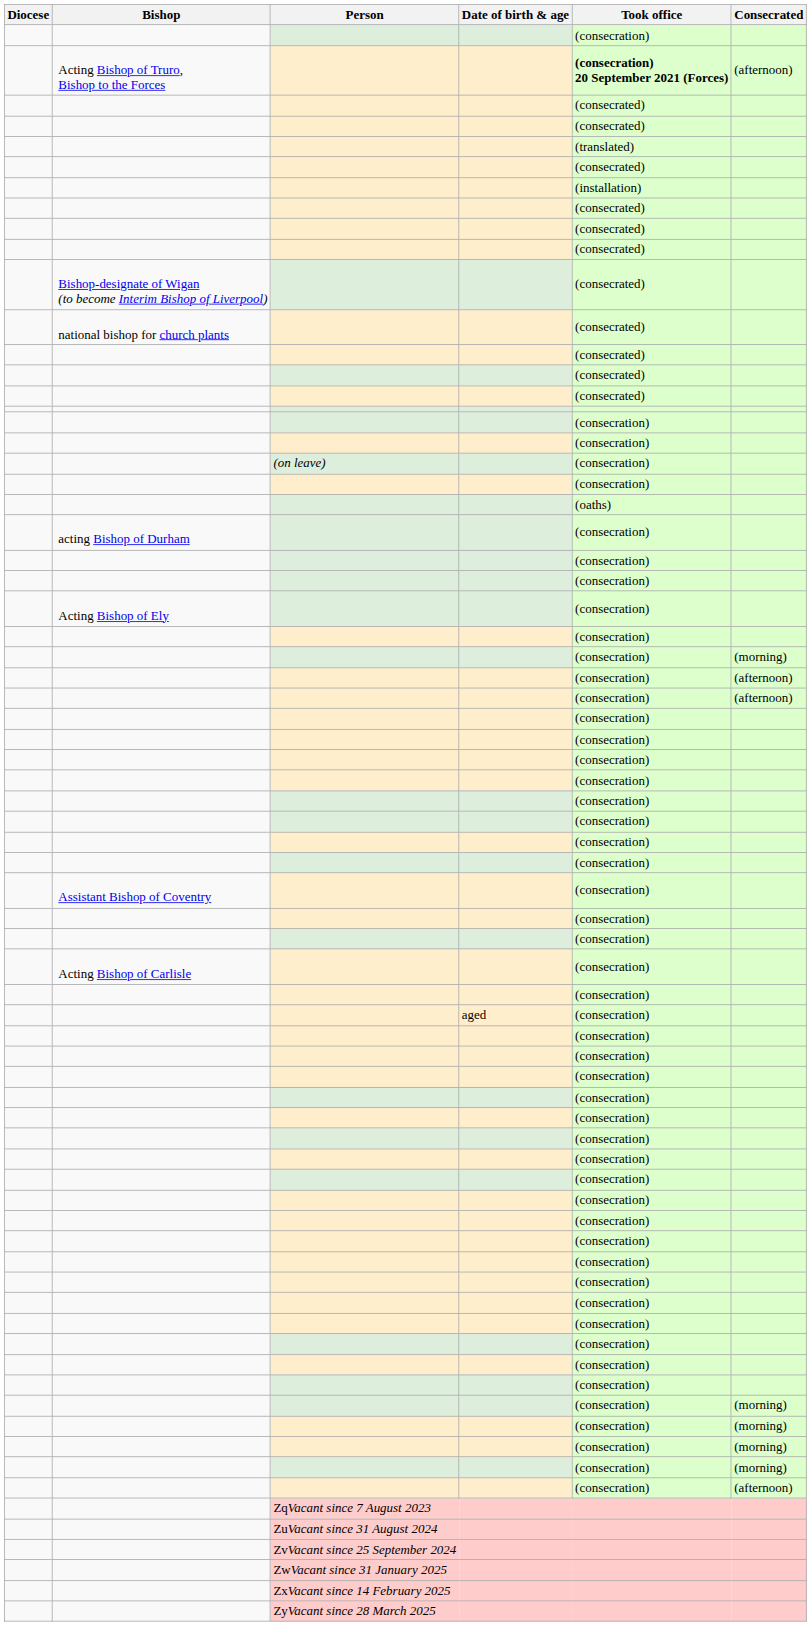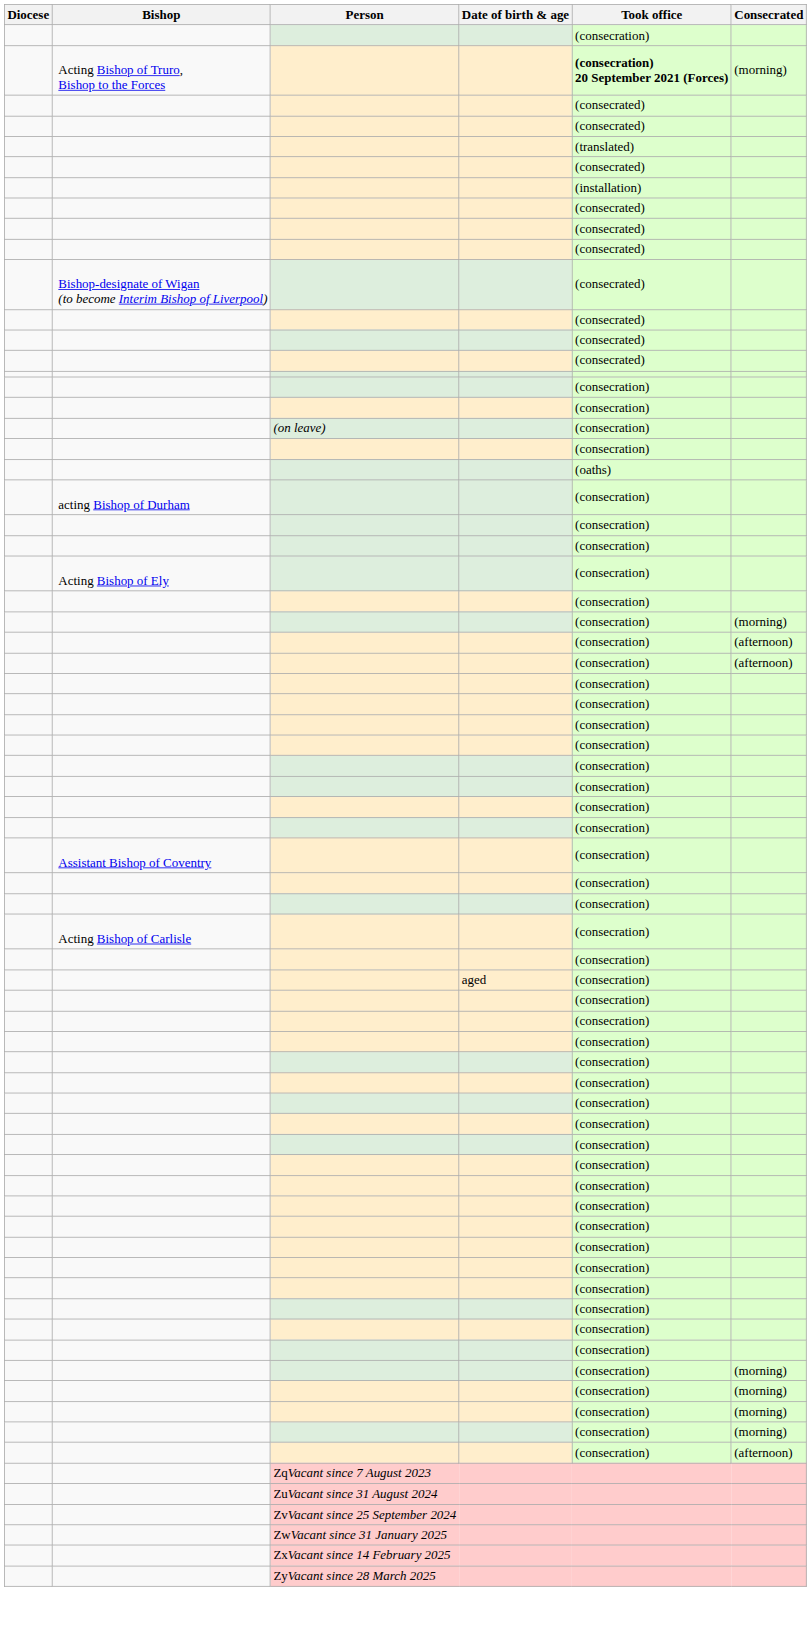(763, 70) (afternoon) -> (761, 70) (morning)
- row: (142, 334)
